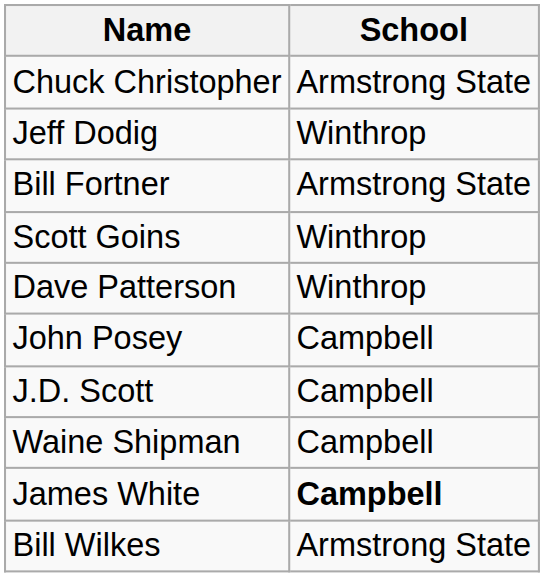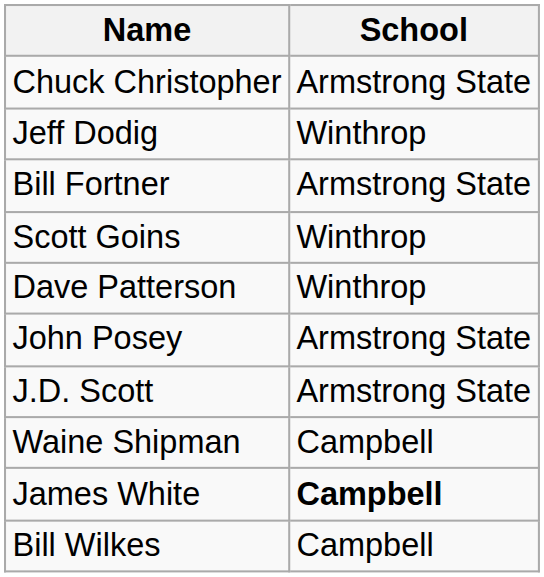(365, 339) Campbell -> (414, 339) Armstrong State
(365, 390) Campbell -> (414, 390) Armstrong State
(414, 545) Armstrong State -> (365, 545) Campbell
